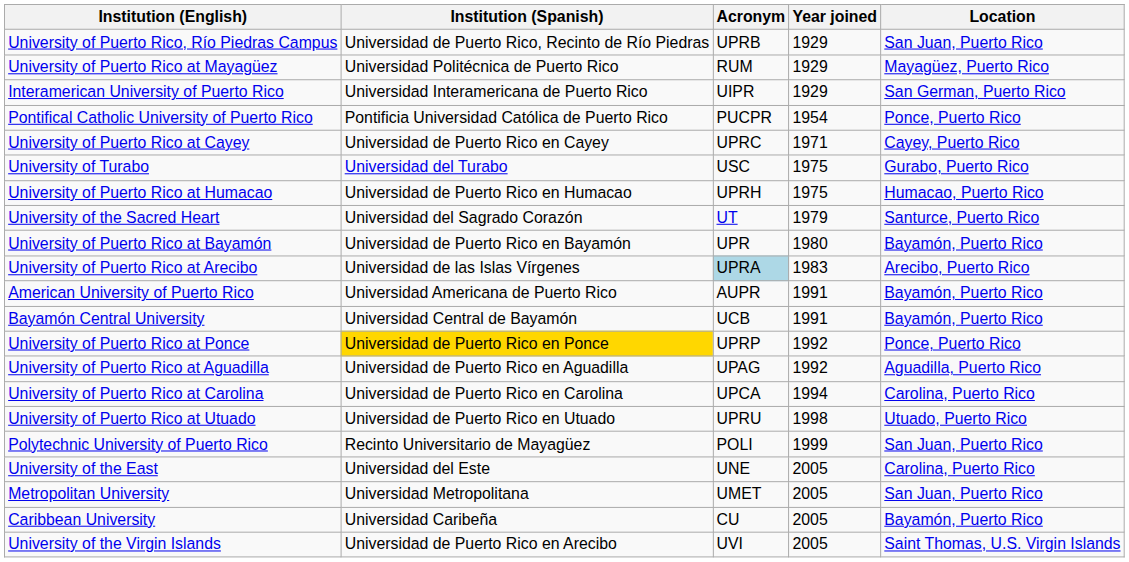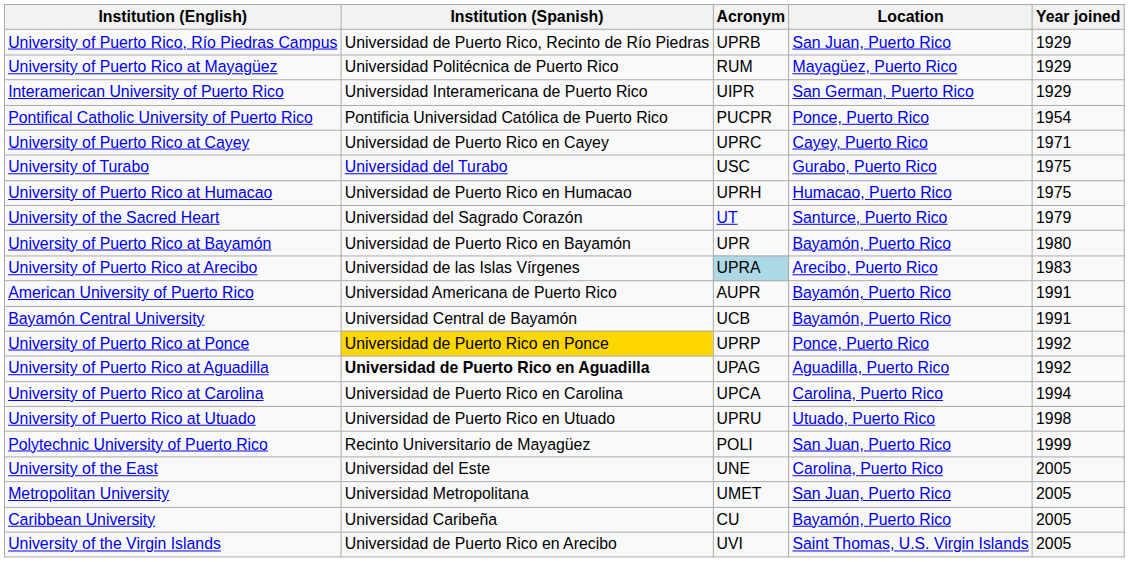columns swapped: (1002, 17) <-> (835, 17)
(486, 368) normal -> (497, 368) bold
